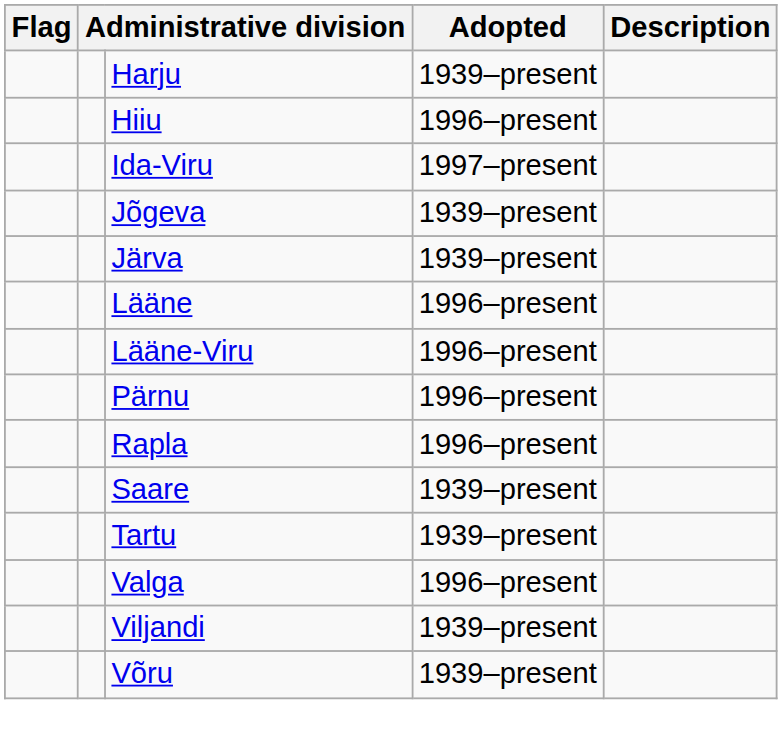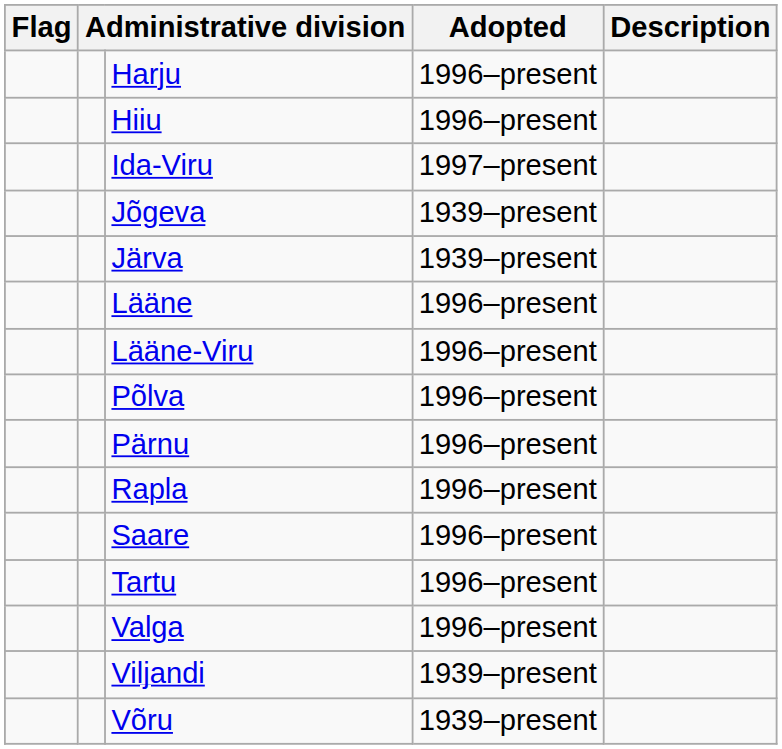(508, 73) 1939–present -> (508, 73) 1996–present
+ row: (148, 397)
(508, 489) 1939–present -> (508, 535) 1996–present
(508, 535) 1939–present -> (508, 581) 1996–present
